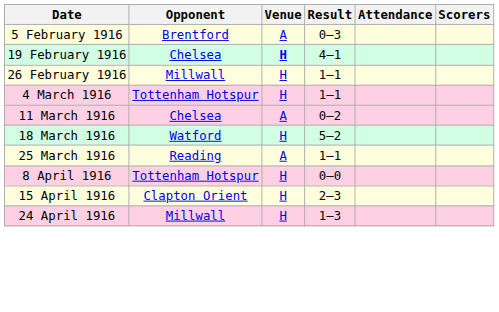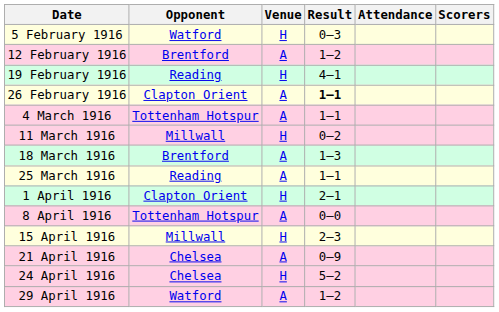(195, 35) Brentford -> (195, 35) Watford
(283, 35) A -> (283, 35) H
+ row: (67, 55)
(195, 55) Chelsea -> (195, 75) Reading
(283, 55) bold -> (283, 75) normal
(195, 75) Millwall -> (195, 95) Clapton Orient
(283, 75) H -> (283, 95) A
(330, 75) normal -> (330, 95) bold
(283, 95) H -> (283, 115) A
(195, 115) Chelsea -> (195, 135) Millwall
(283, 115) A -> (283, 135) H
(195, 135) Watford -> (195, 155) Brentford
(283, 135) H -> (283, 155) A
(330, 135) 5–2 -> (330, 155) 1–3
+ row: (67, 196)
(283, 176) H -> (283, 216) A
(195, 196) Clapton Orient -> (195, 236) Millwall
+ row: (67, 256)
(195, 216) Millwall -> (195, 276) Chelsea
(330, 216) 1–3 -> (330, 276) 5–2
+ row: (67, 296)
